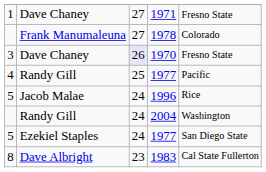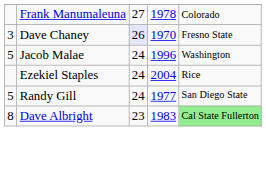- row: (11, 14)
- row: (11, 75)
(191, 95) Rice -> (206, 55) Washington
(48, 116) Randy Gill -> (59, 75) Ezekiel Staples
(206, 116) Washington -> (191, 75) Rice
(59, 136) Ezekiel Staples -> (48, 95) Randy Gill
(220, 156) no background -> (220, 116) lightgreen background
